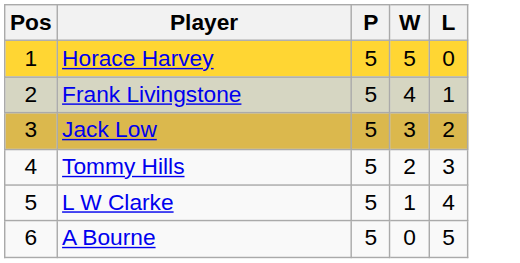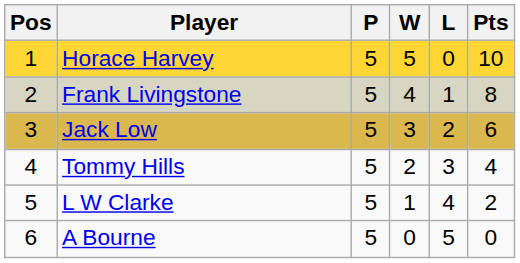+ column: (491, 22)
